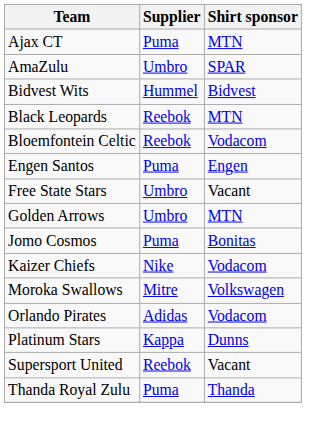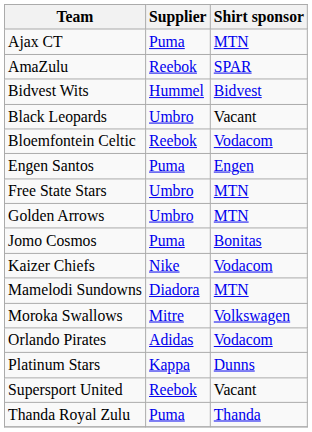(165, 66) Umbro -> (173, 66) Reebok
(167, 116) Reebok -> (171, 116) Umbro
(225, 116) MTN -> (235, 116) Vacant
(229, 191) Vacant -> (231, 191) MTN
+ row: (75, 290)
